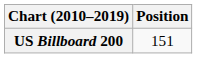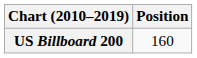(162, 40) 151 -> (162, 40) 160
